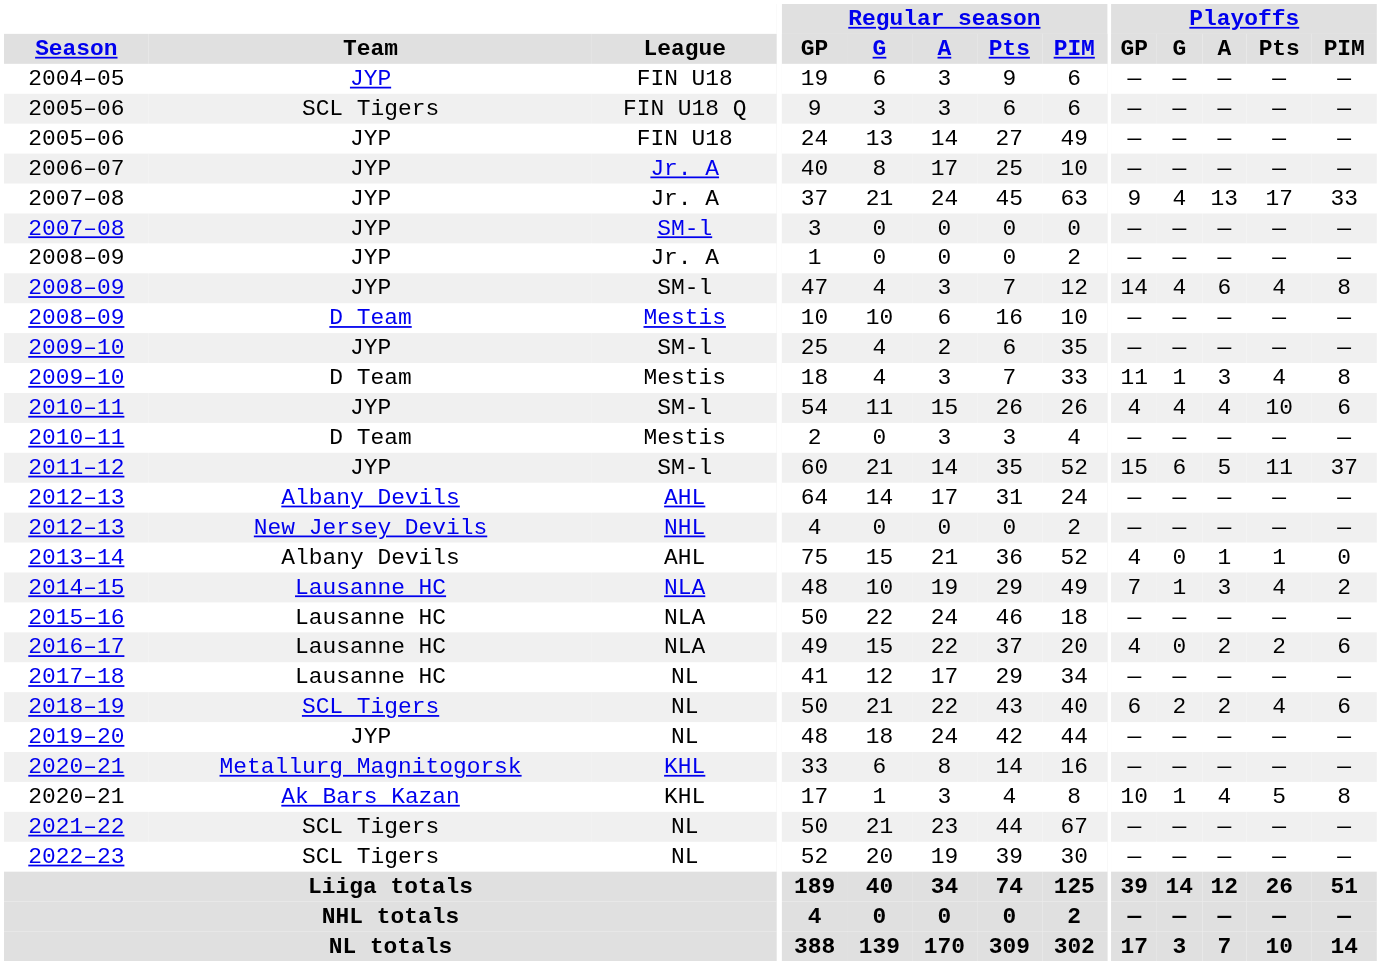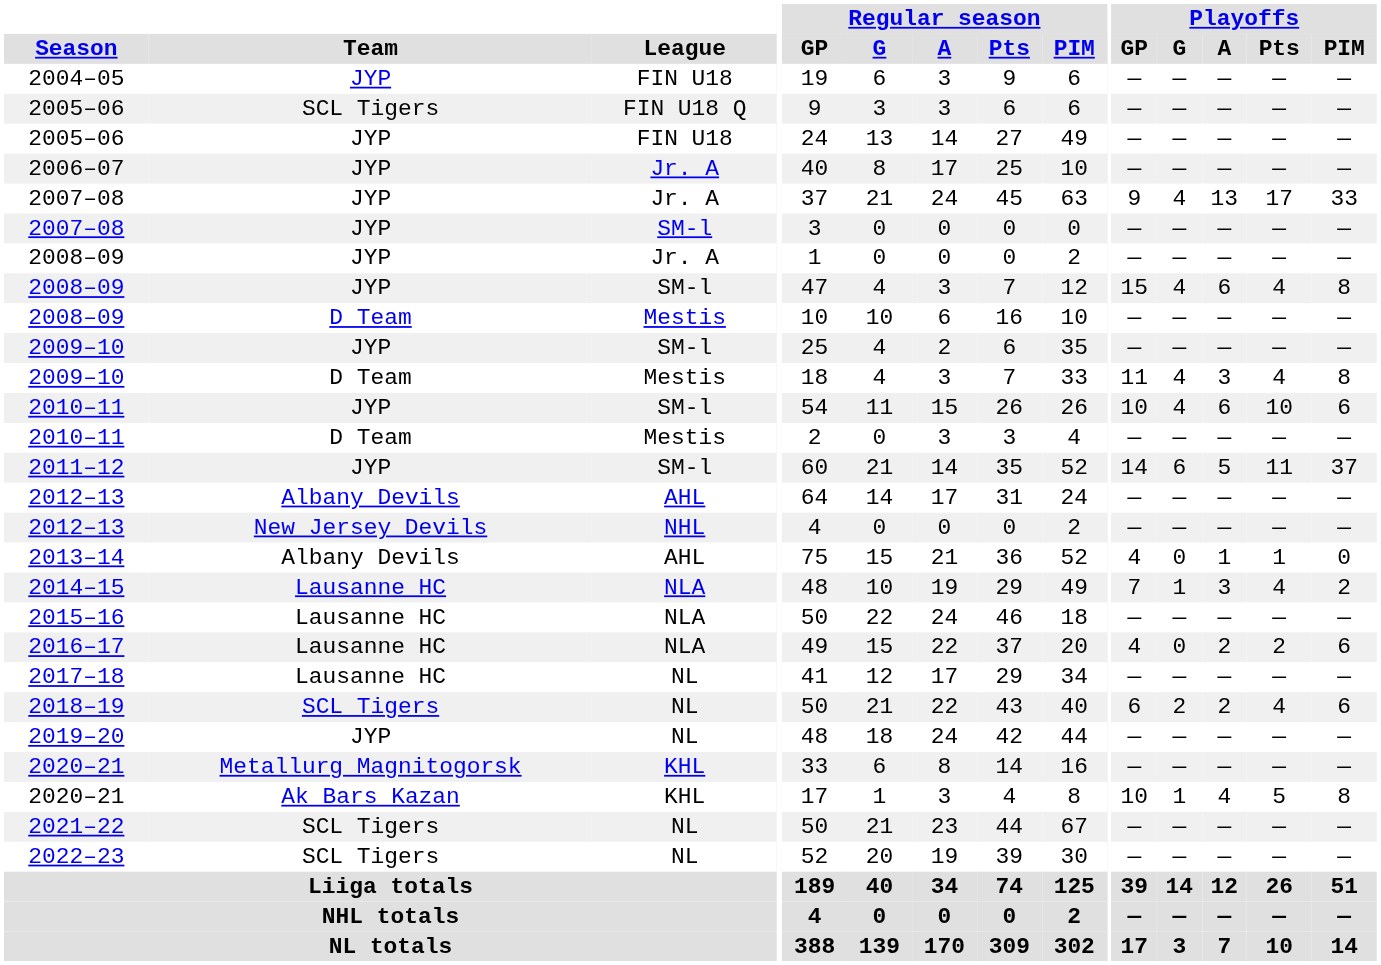(1134, 288) 14 -> (1134, 288) 15
(1179, 378) 1 -> (1179, 378) 4
(1134, 408) 4 -> (1134, 408) 10
(1224, 408) 4 -> (1224, 408) 6
(1134, 468) 15 -> (1134, 468) 14
